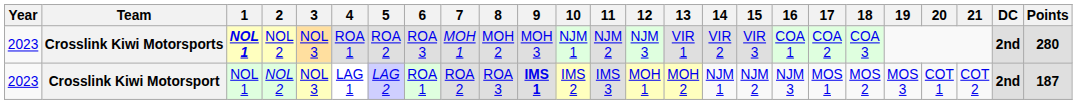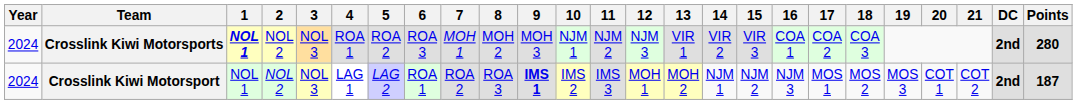(23, 44) 2023 -> (23, 44) 2024
(23, 81) 2023 -> (23, 81) 2024
